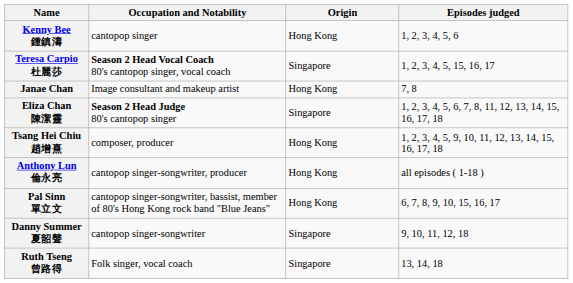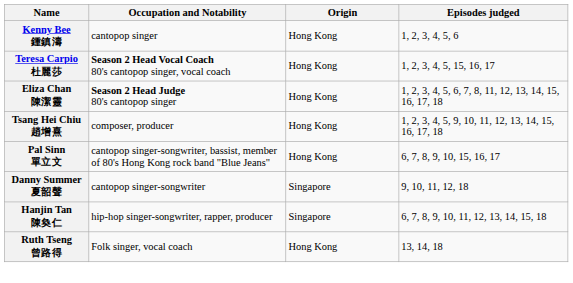(310, 66) Singapore -> (313, 66) Hong Kong
- row: (47, 89)
(310, 112) Singapore -> (313, 96) Hong Kong
- row: (47, 172)
+ row: (47, 216)
(310, 263) Singapore -> (313, 247) Hong Kong
